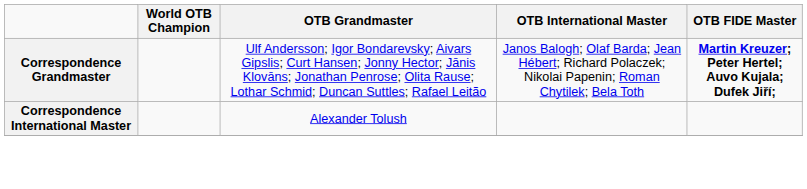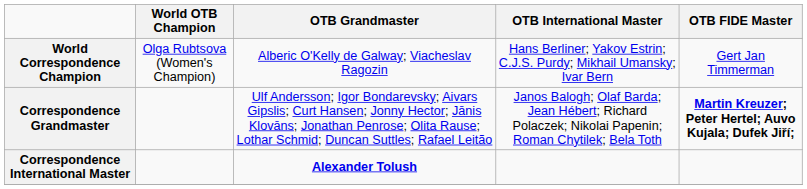+ row: (70, 63)
(358, 118) normal -> (364, 167) bold
